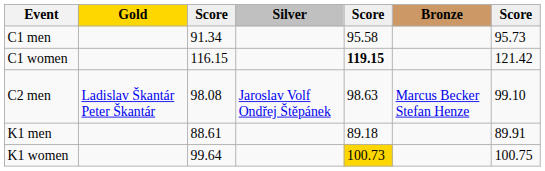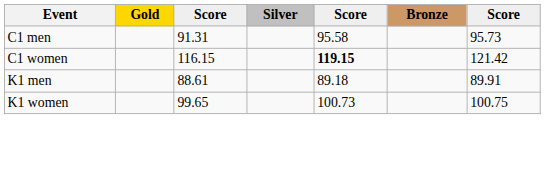(206, 37) 91.34 -> (193, 37) 91.31
- row: (29, 96)
(206, 155) 99.64 -> (193, 102) 99.65
(366, 155) gold background -> (336, 102) no background
